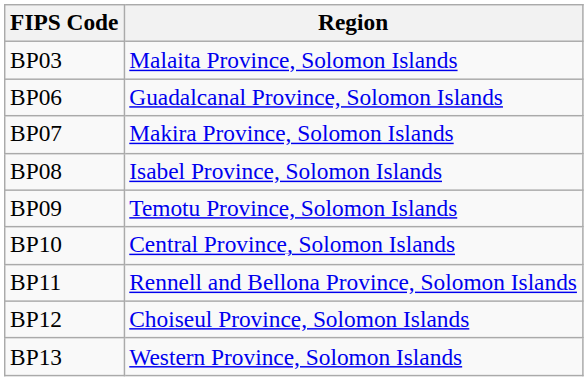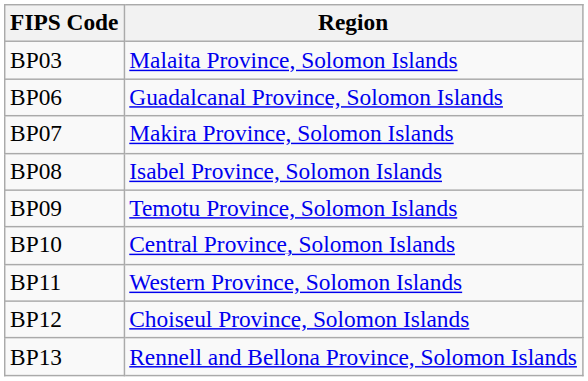(353, 282) Rennell and Bellona Province, Solomon Islands -> (296, 282) Western Province, Solomon Islands
(296, 356) Western Province, Solomon Islands -> (353, 356) Rennell and Bellona Province, Solomon Islands
